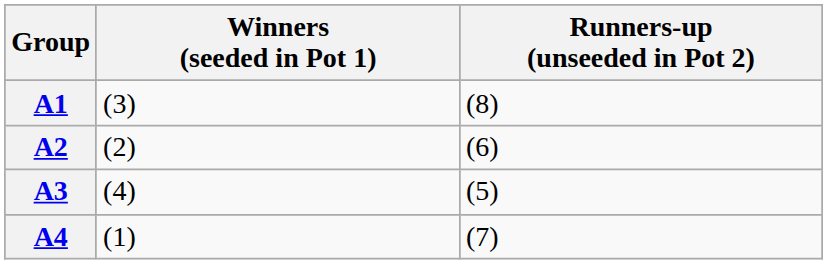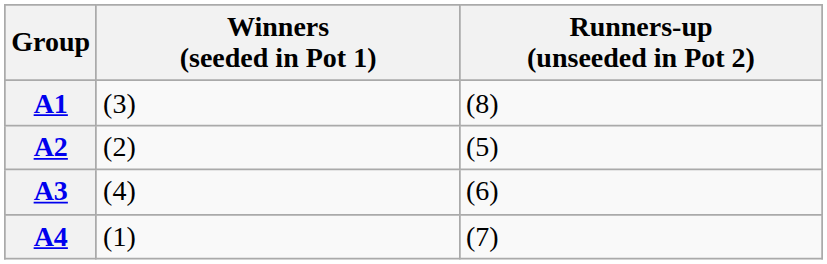(482, 147) (6) -> (482, 147) (5)
(482, 191) (5) -> (482, 191) (6)
